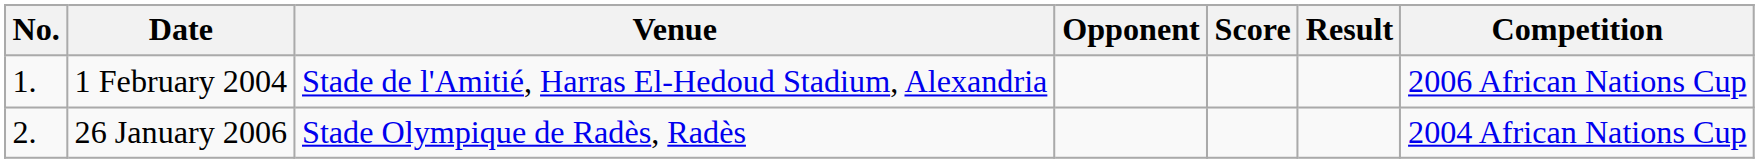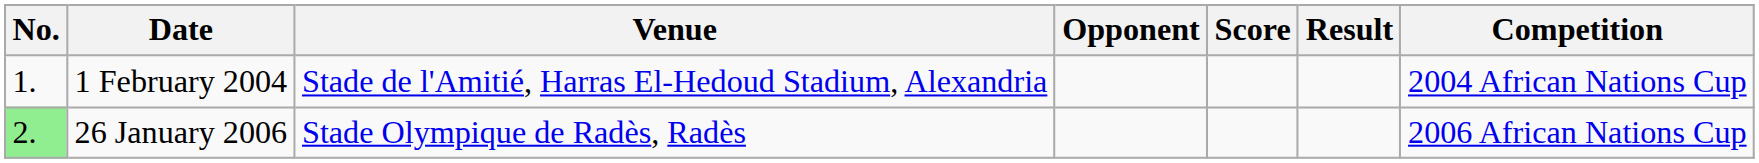(1577, 81) 2006 African Nations Cup -> (1577, 81) 2004 African Nations Cup
(24, 132) no background -> (24, 132) lightgreen background
(1577, 132) 2004 African Nations Cup -> (1577, 132) 2006 African Nations Cup
